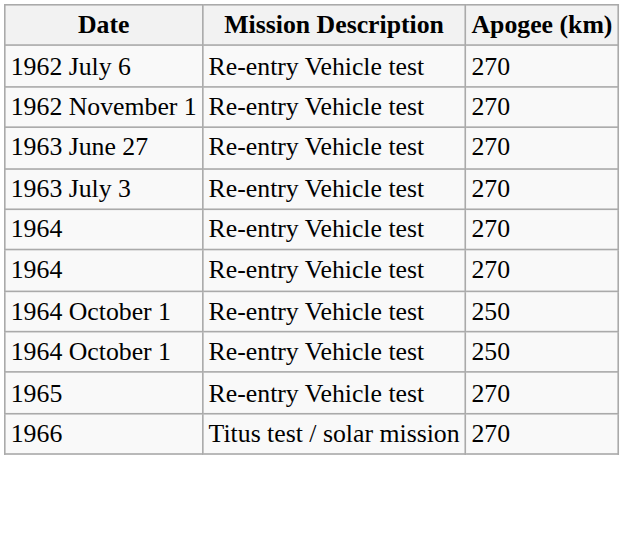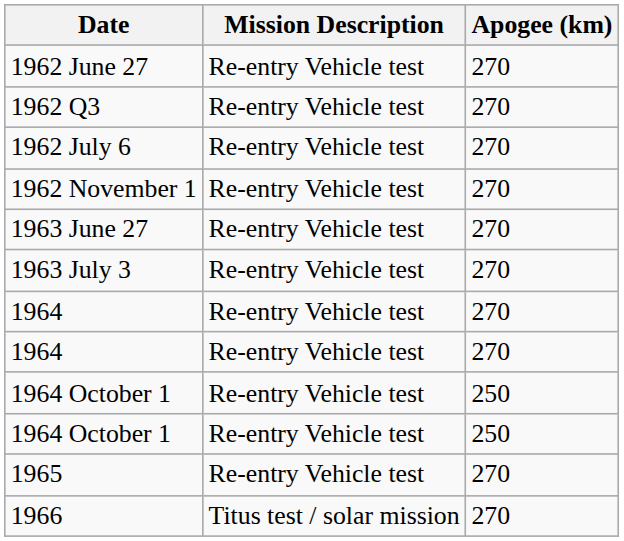+ row: (79, 65)
+ row: (55, 106)
